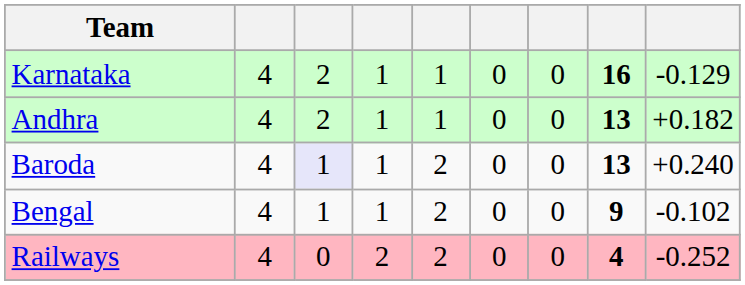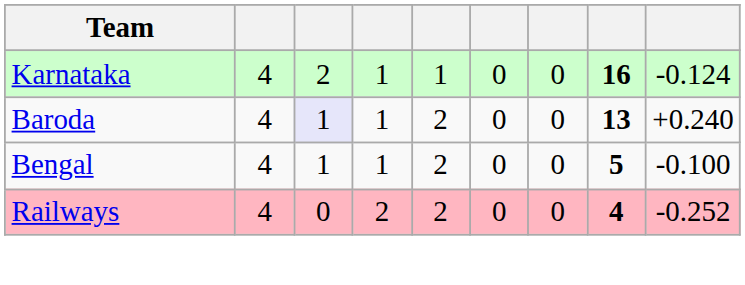(693, 73) -0.129 -> (693, 73) -0.124
- row: (55, 119)
(616, 211) 9 -> (616, 165) 5
(693, 211) -0.102 -> (693, 165) -0.100
